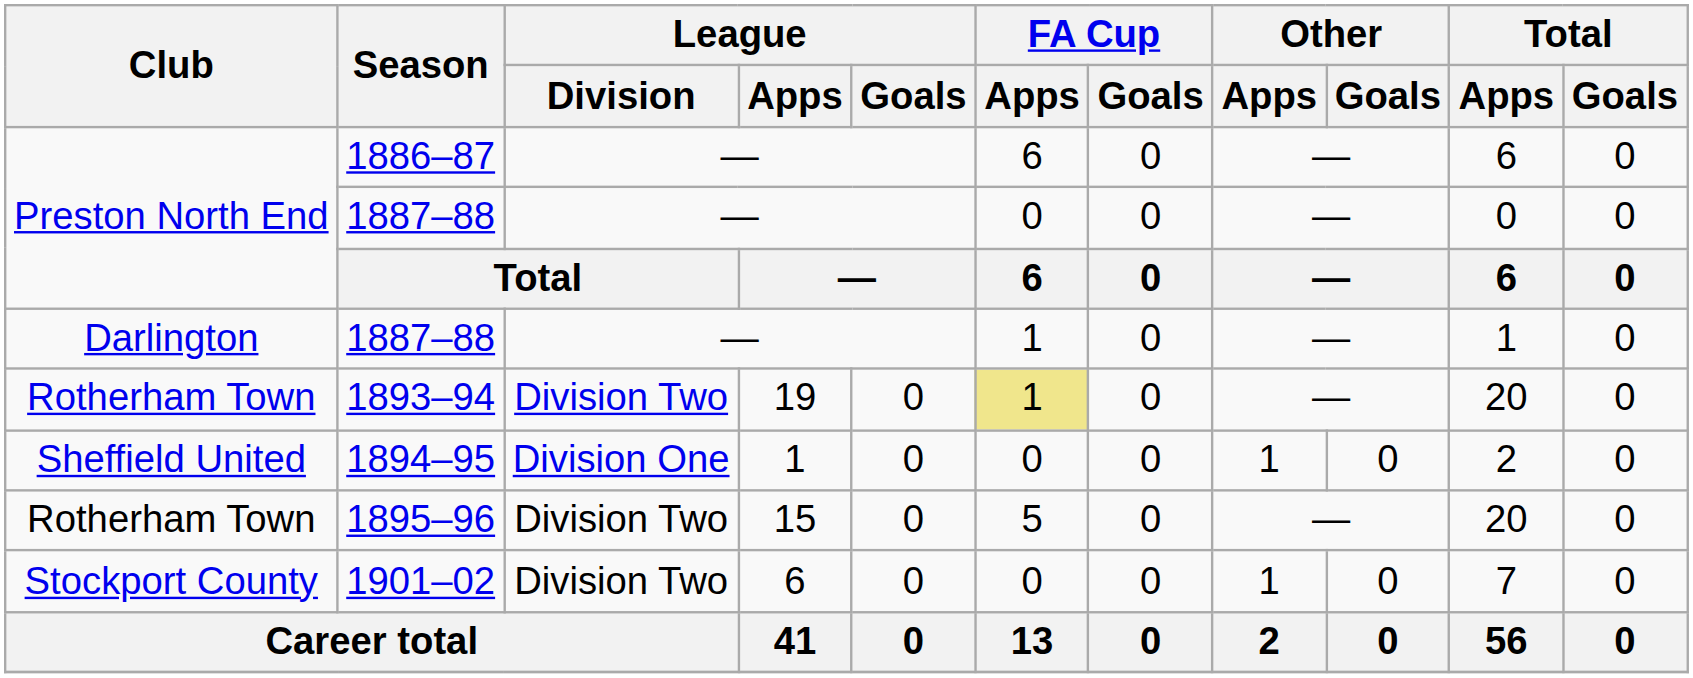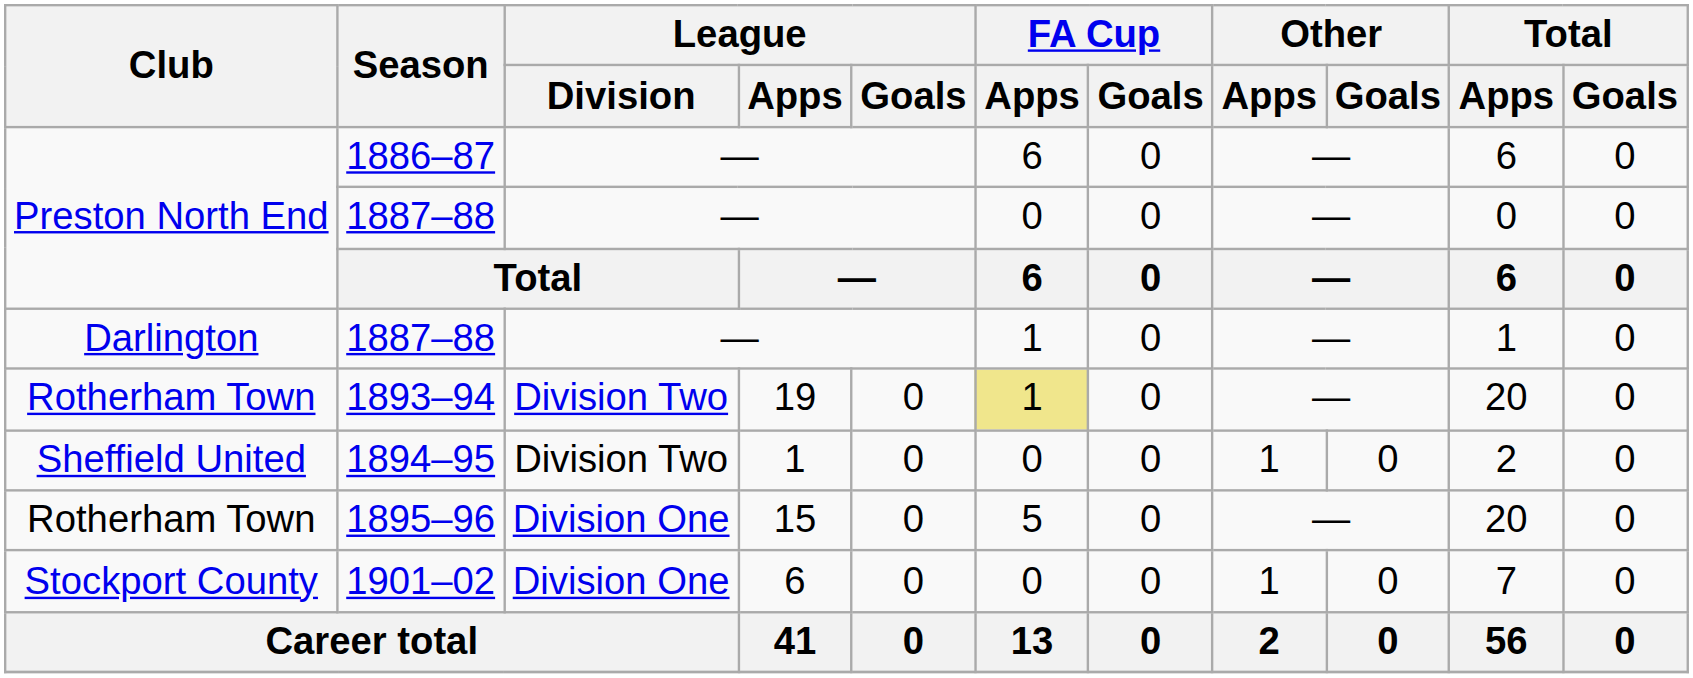(621, 459) Division One -> (621, 459) Division Two
(621, 519) Division Two -> (621, 519) Division One
(621, 580) Division Two -> (621, 580) Division One
